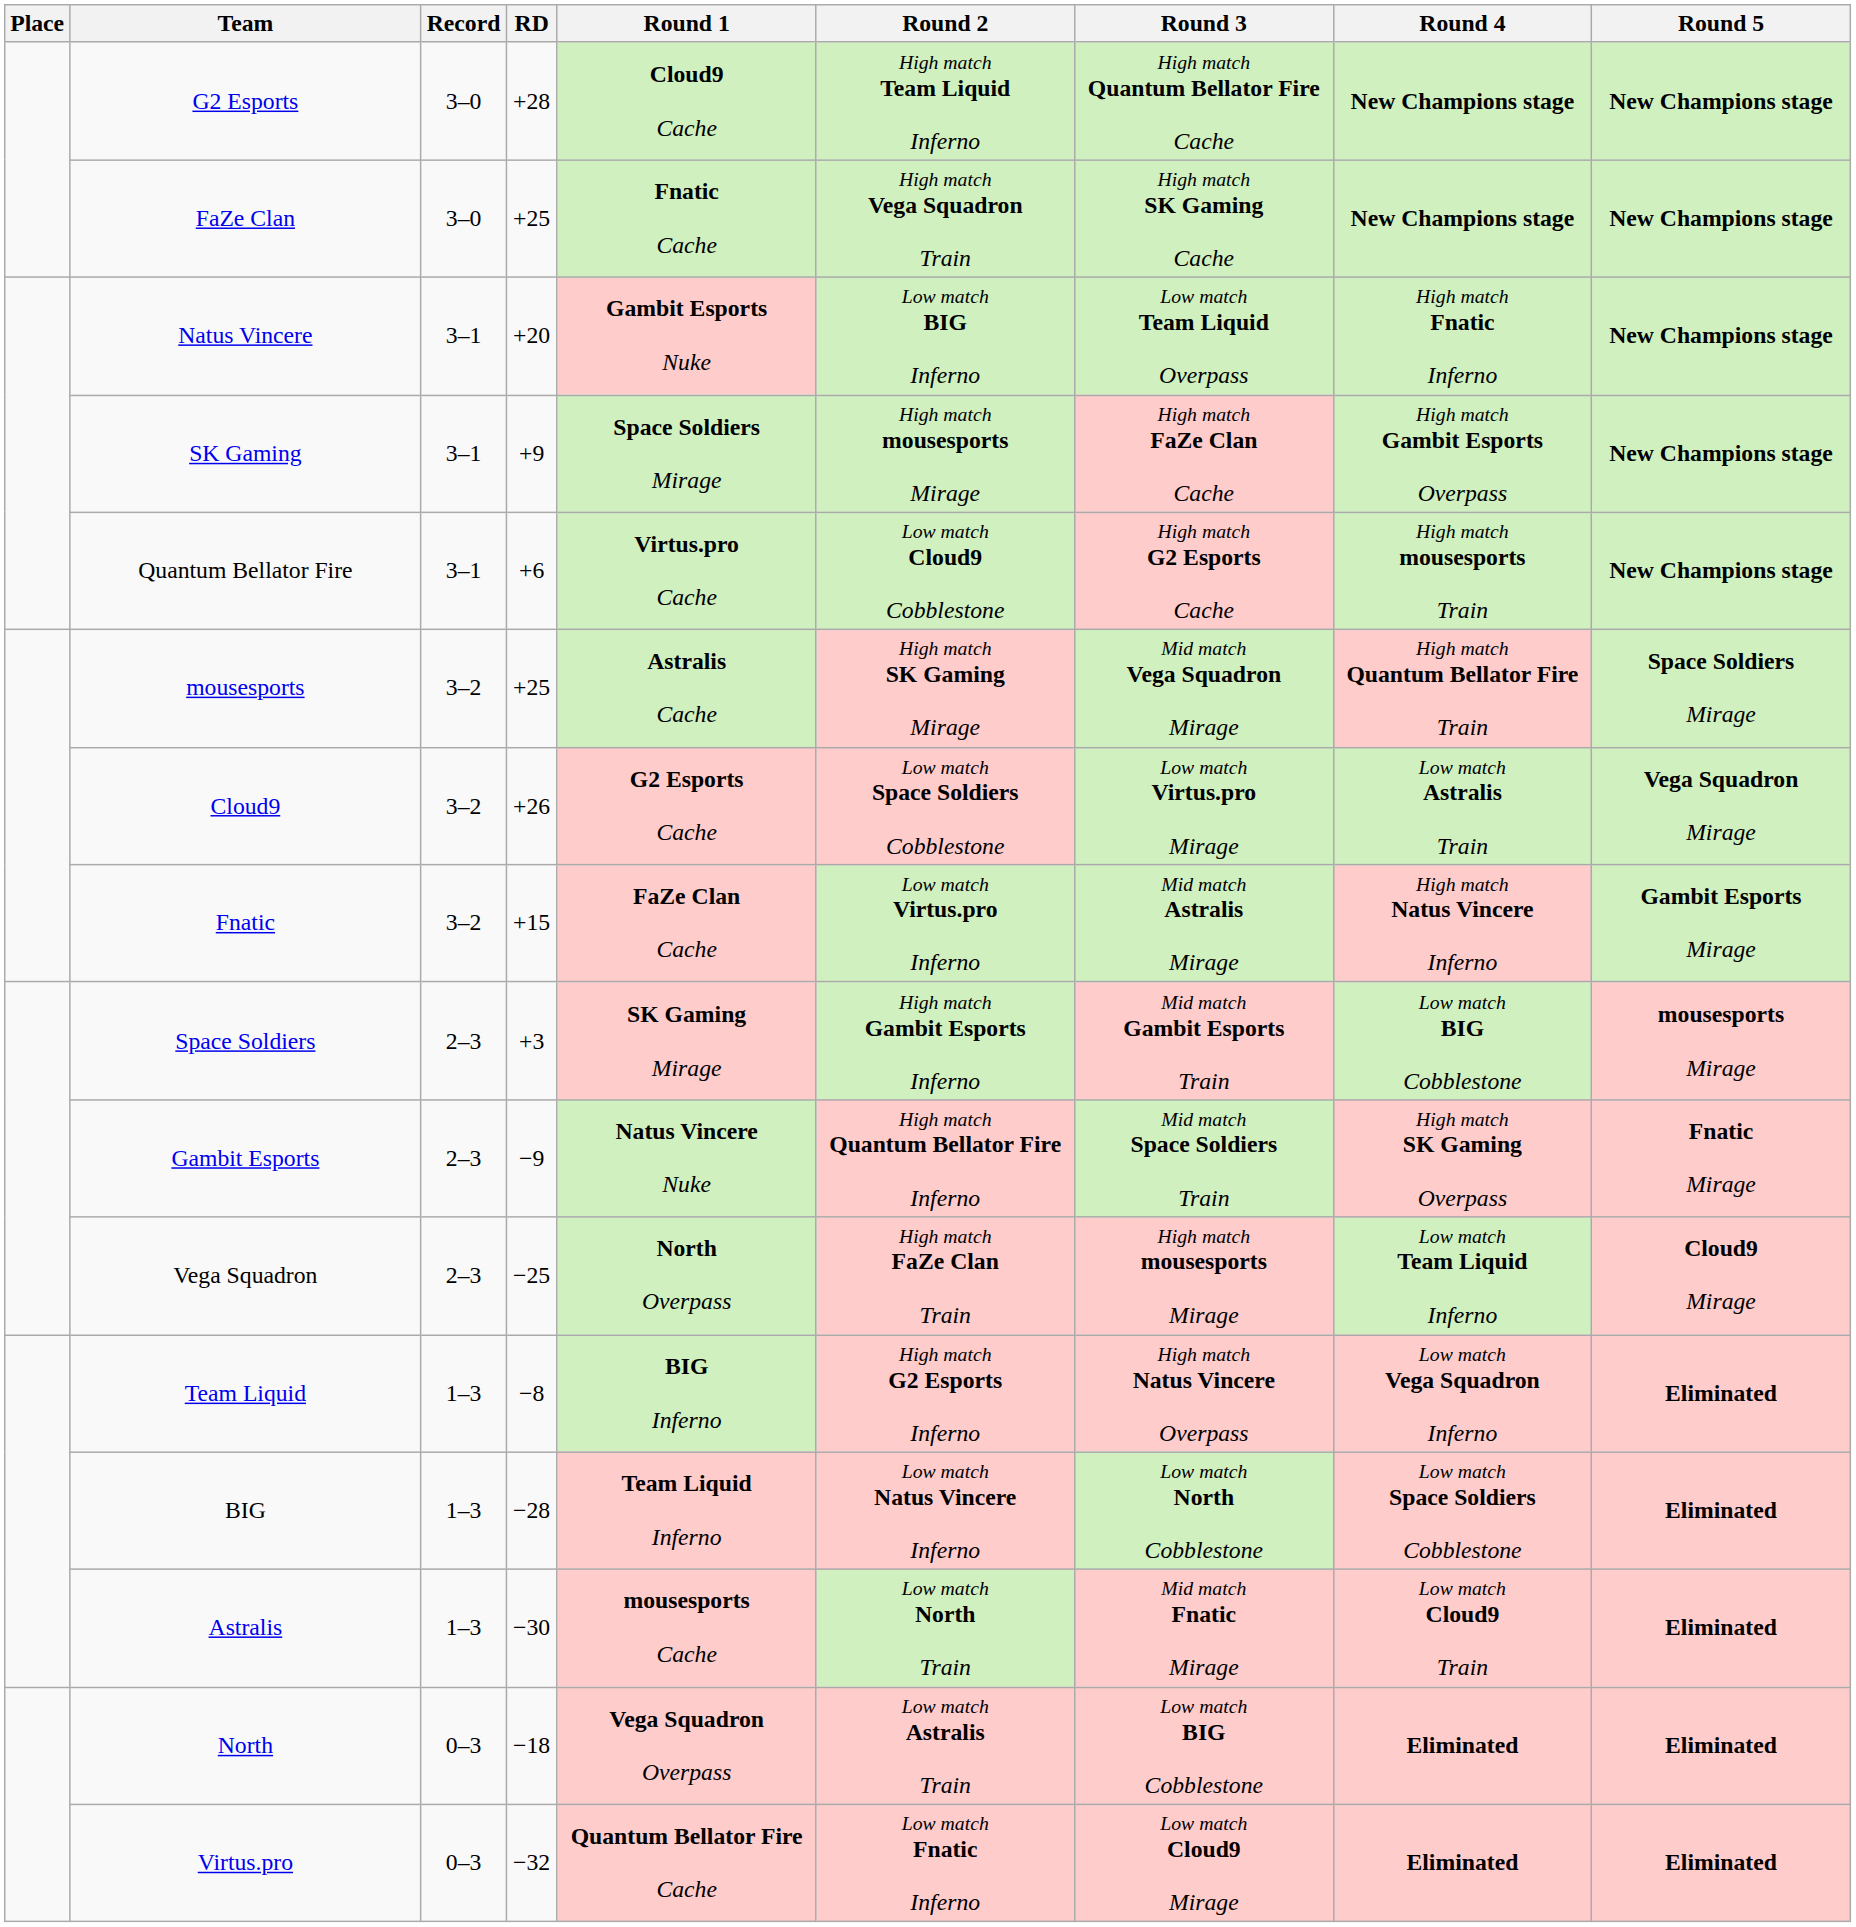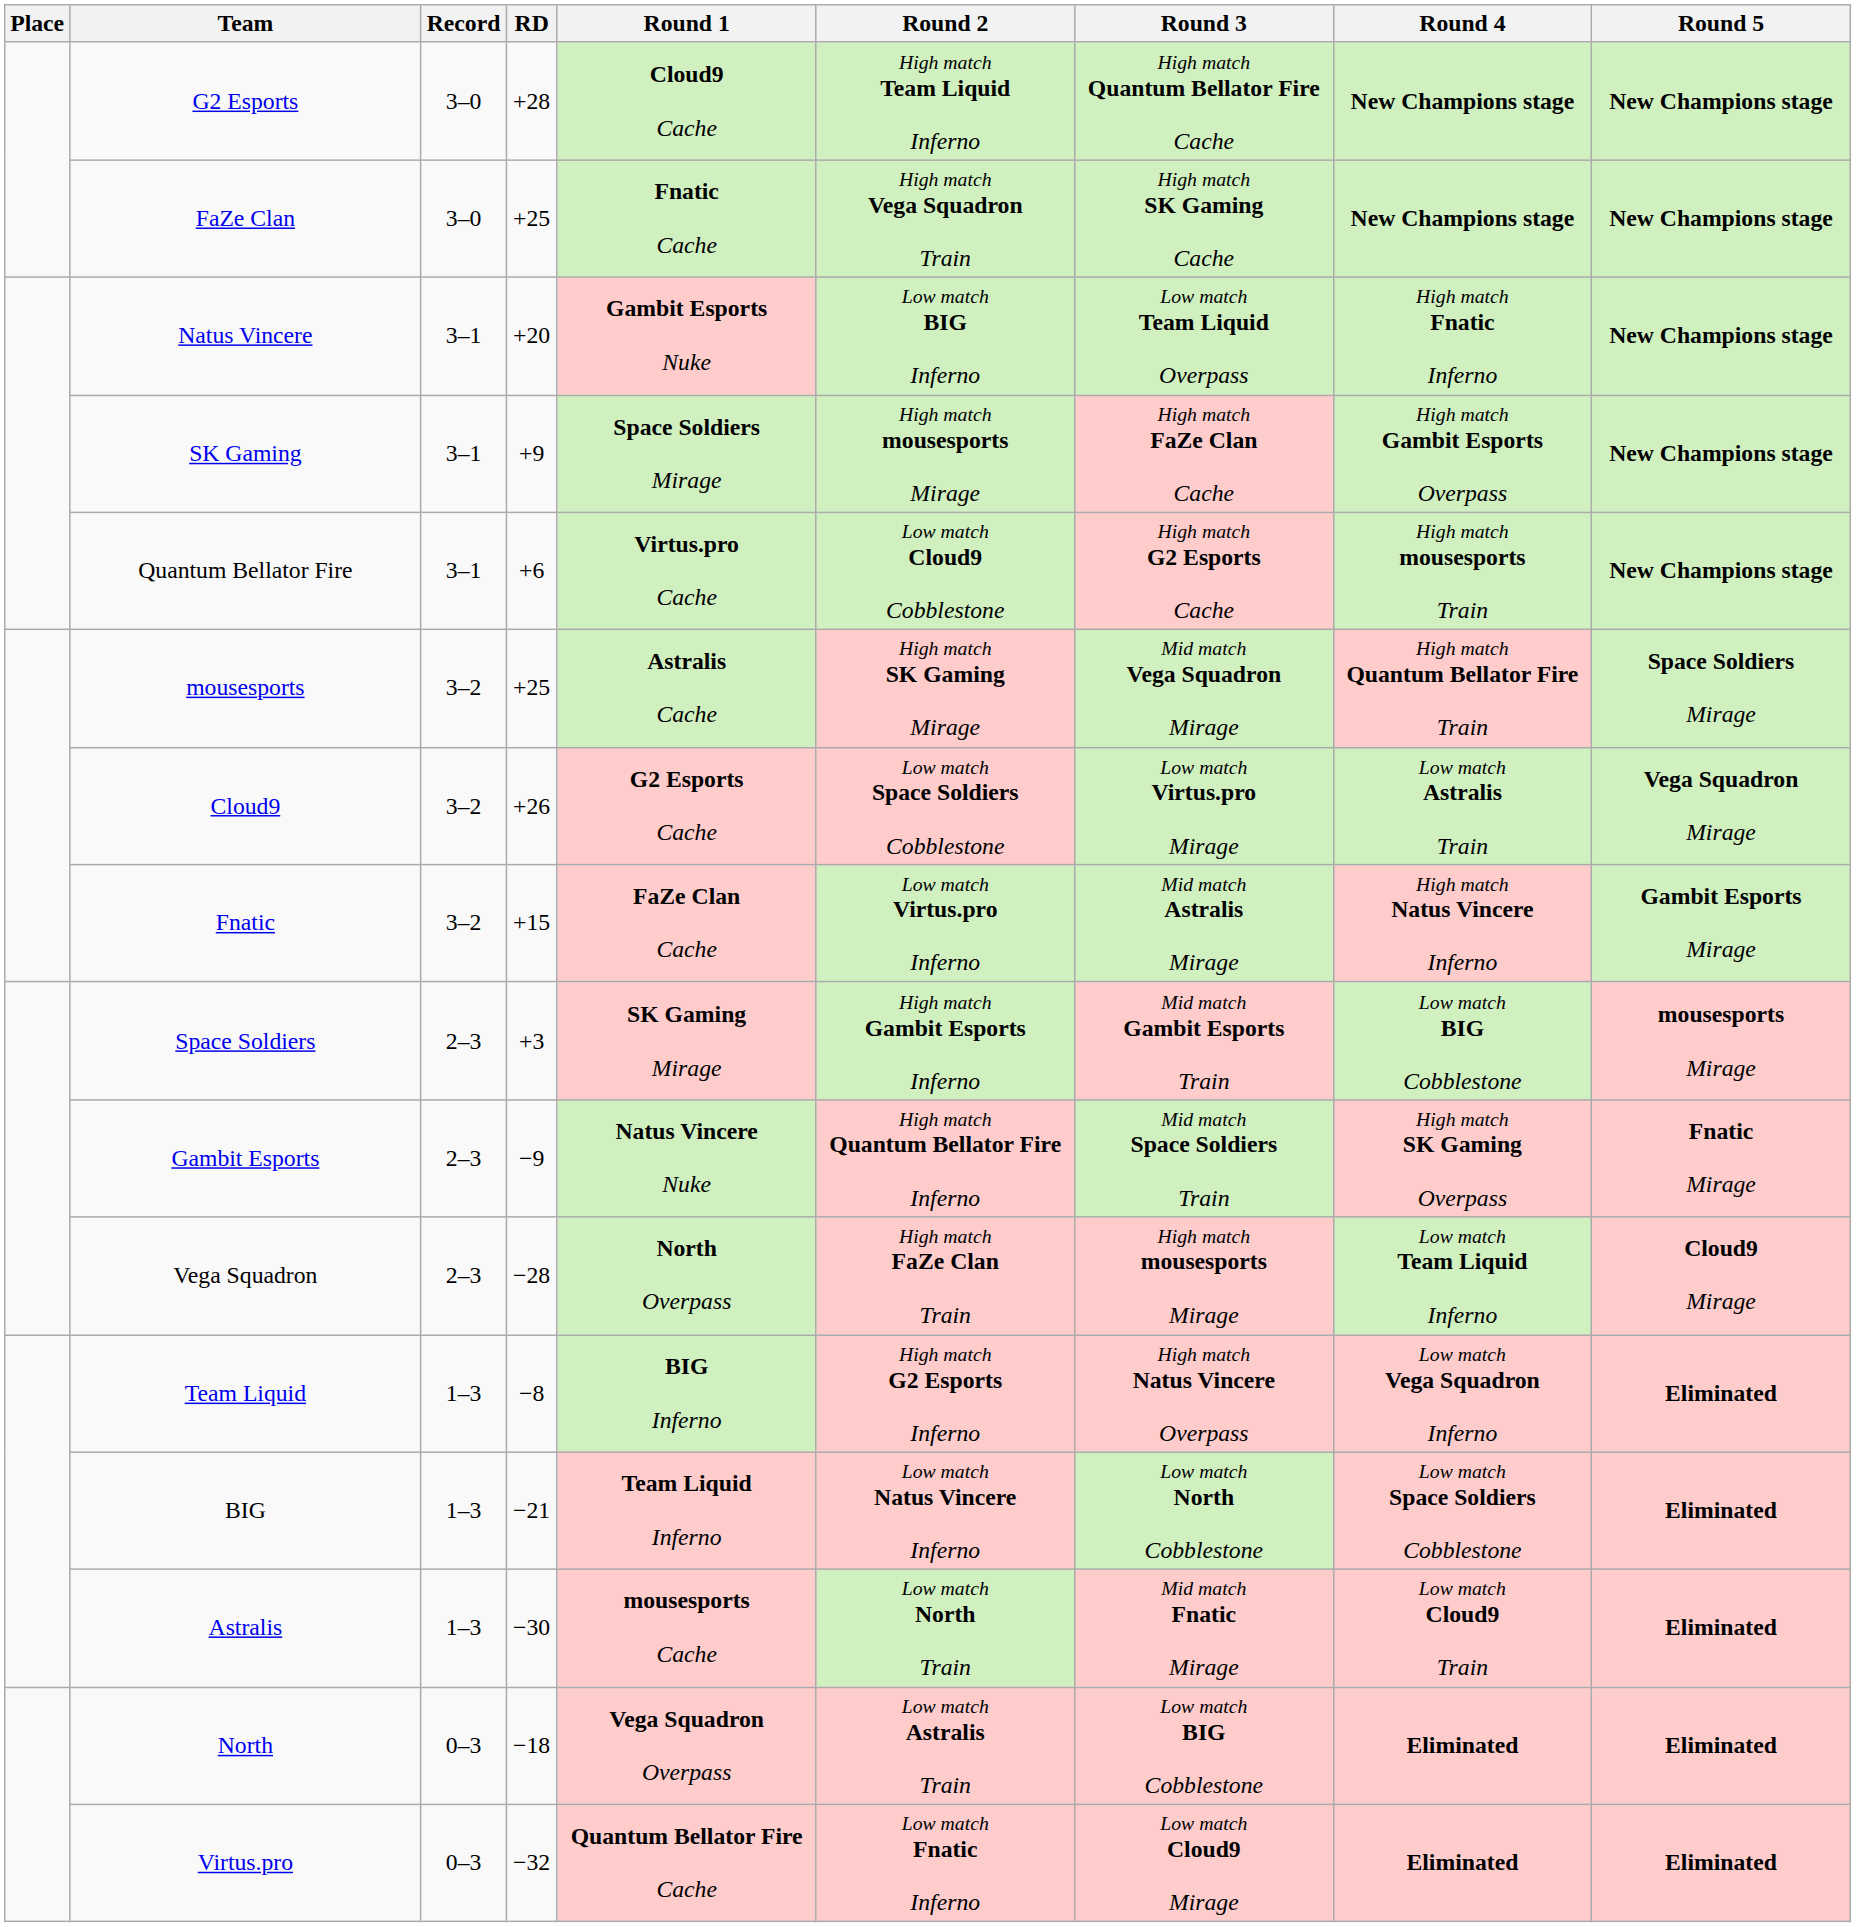(532, 1275) −25 -> (532, 1275) −28
(532, 1510) −28 -> (532, 1510) −21
